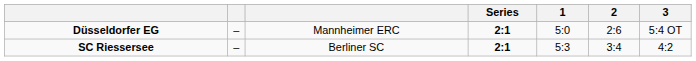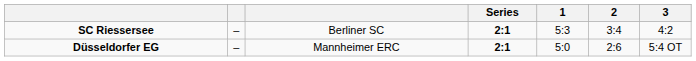rows swapped: (116, 47) <-> (116, 30)
